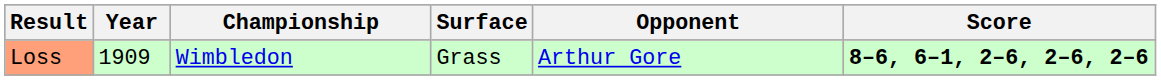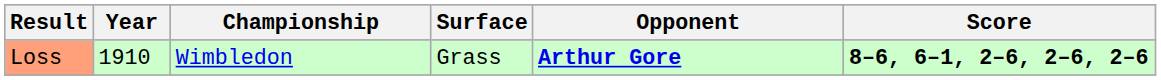(125, 58) 1909 -> (125, 58) 1910
(610, 58) normal -> (610, 58) bold
